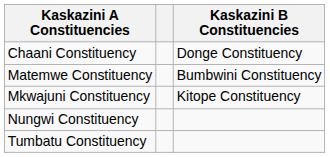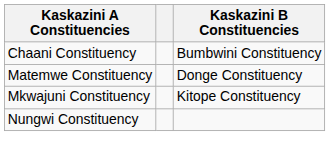(239, 53) Donge Constituency -> (249, 53) Bumbwini Constituency
(249, 75) Bumbwini Constituency -> (239, 75) Donge Constituency
- row: (77, 141)
